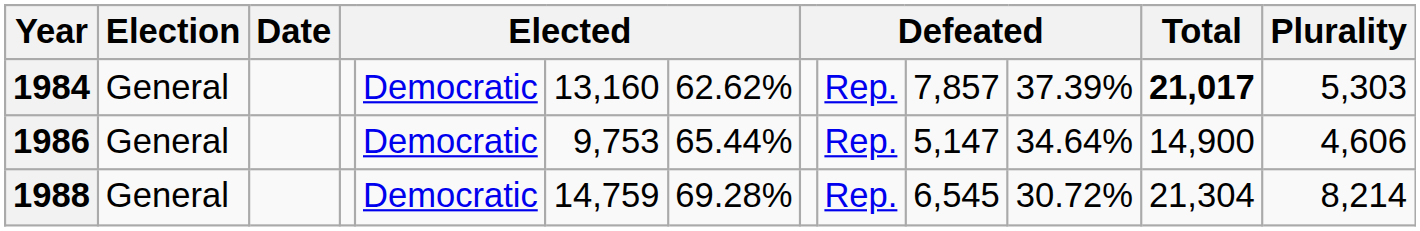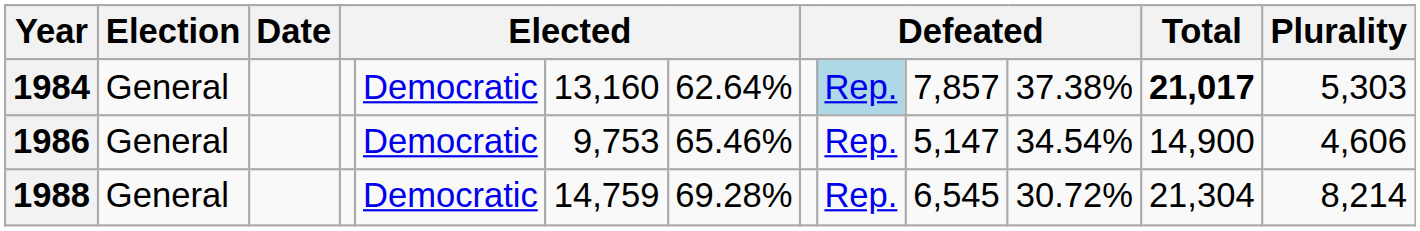(734, 86) 62.62% -> (734, 86) 62.64%
(861, 86) no background -> (861, 86) lightblue background
(1074, 86) 37.39% -> (1074, 86) 37.38%
(734, 141) 65.44% -> (734, 141) 65.46%
(1074, 141) 34.64% -> (1074, 141) 34.54%
